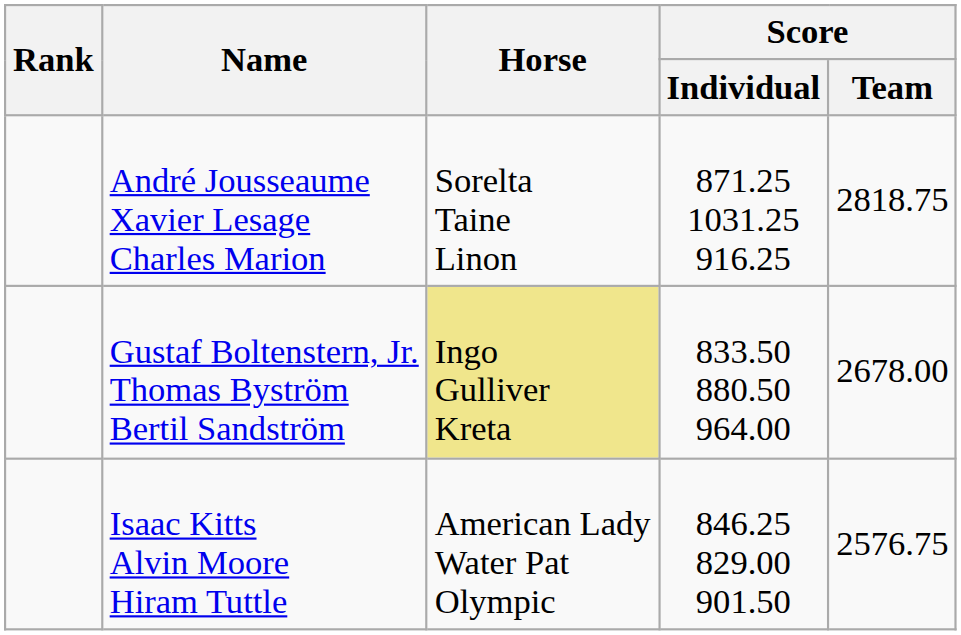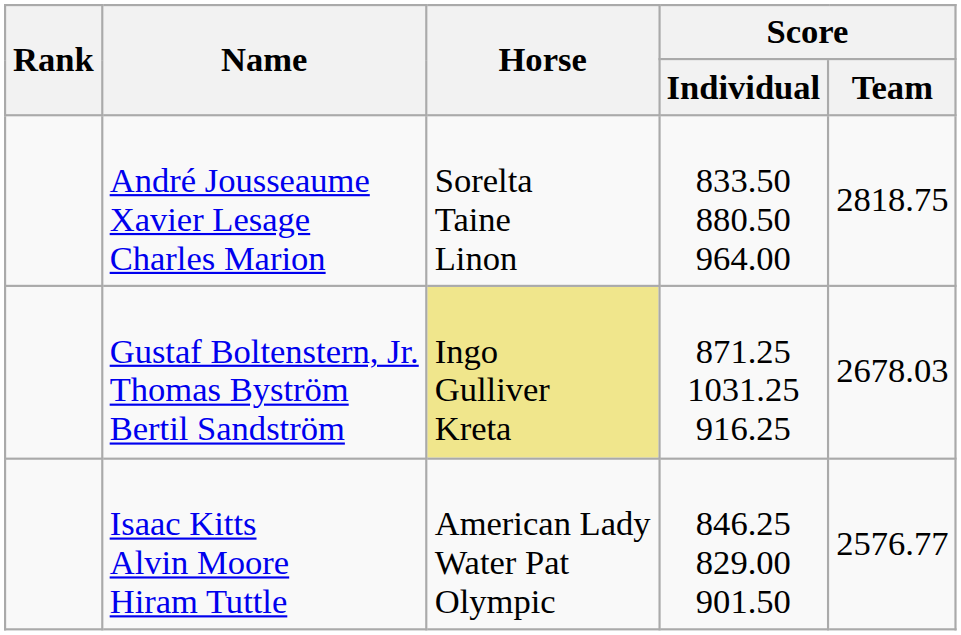(743, 219) 871.25 1031.25 916.25 -> (743, 219) 833.50 880.50 964.00
(743, 390) 833.50 880.50 964.00 -> (743, 390) 871.25 1031.25 916.25
(892, 371) 2678.00 -> (892, 371) 2678.03
(892, 542) 2576.75 -> (892, 542) 2576.77
